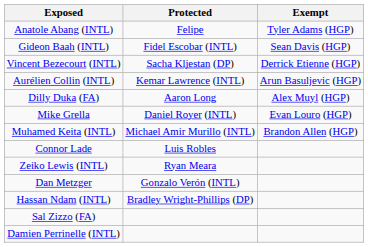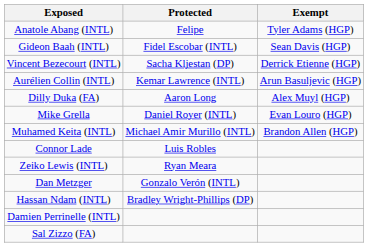rows swapped: (64, 234) <-> (64, 217)
